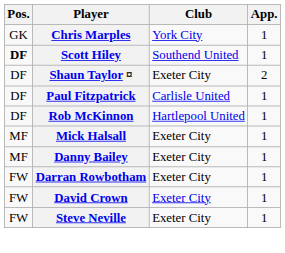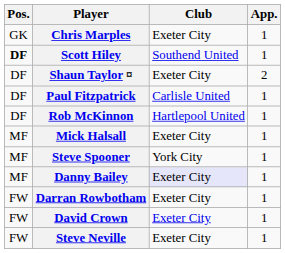(177, 34) York City -> (181, 34) Exeter City
+ row: (91, 156)
(181, 156) no background -> (181, 177) lavender background
